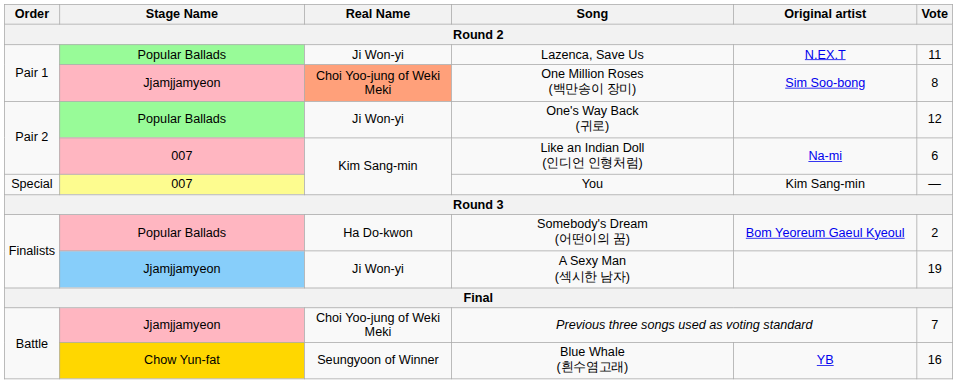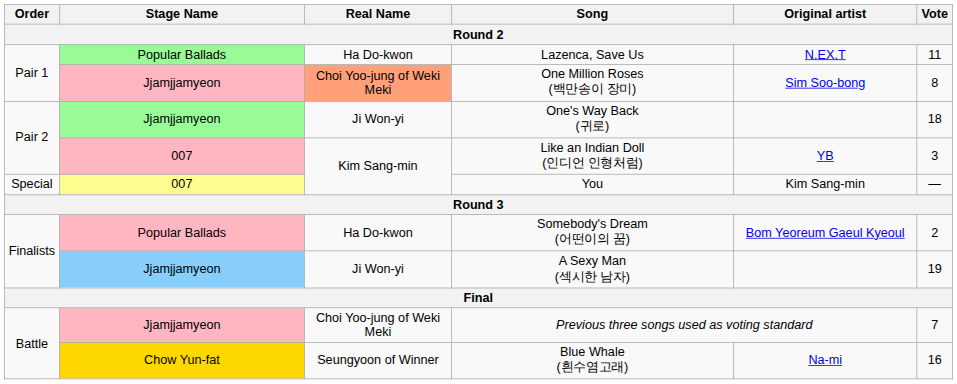(378, 54) Ji Won-yi -> (378, 54) Ha Do-kwon
(182, 119) Popular Ballads -> (182, 119) Jjamjjamyeon
(935, 119) 12 -> (935, 119) 18
(825, 156) Na-mi -> (825, 156) YB
(935, 156) 6 -> (935, 156) 3
(825, 360) YB -> (825, 360) Na-mi
